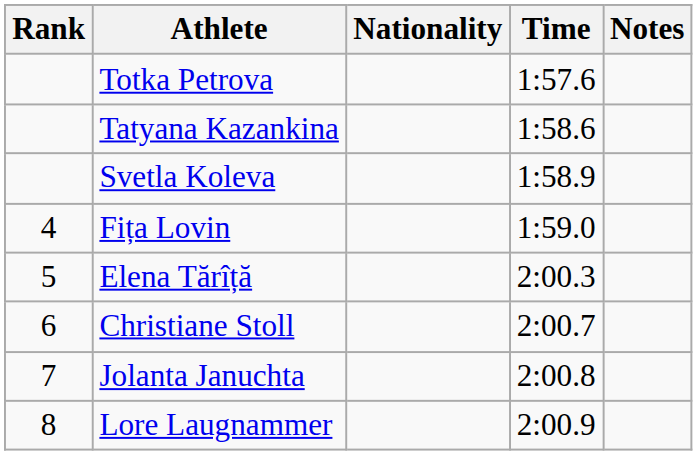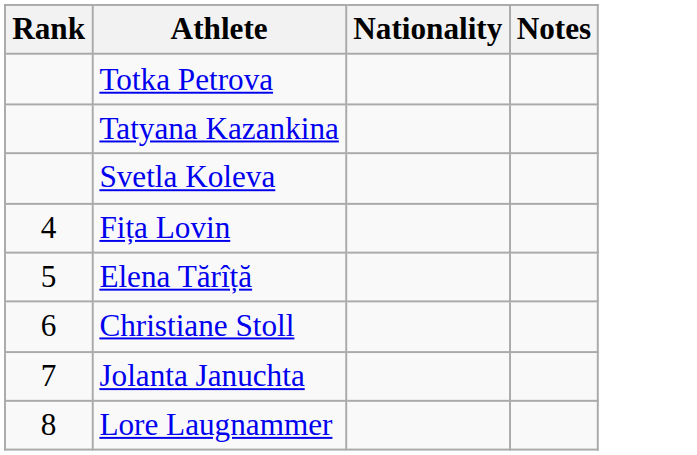- column: (556, 29)
